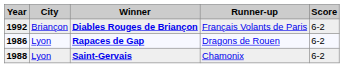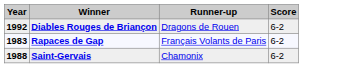- column: (50, 12)
(255, 26) Français Volants de Paris -> (200, 26) Dragons de Rouen
(17, 41) 1986 -> (17, 41) 1983
(241, 41) Dragons de Rouen -> (214, 41) Français Volants de Paris
